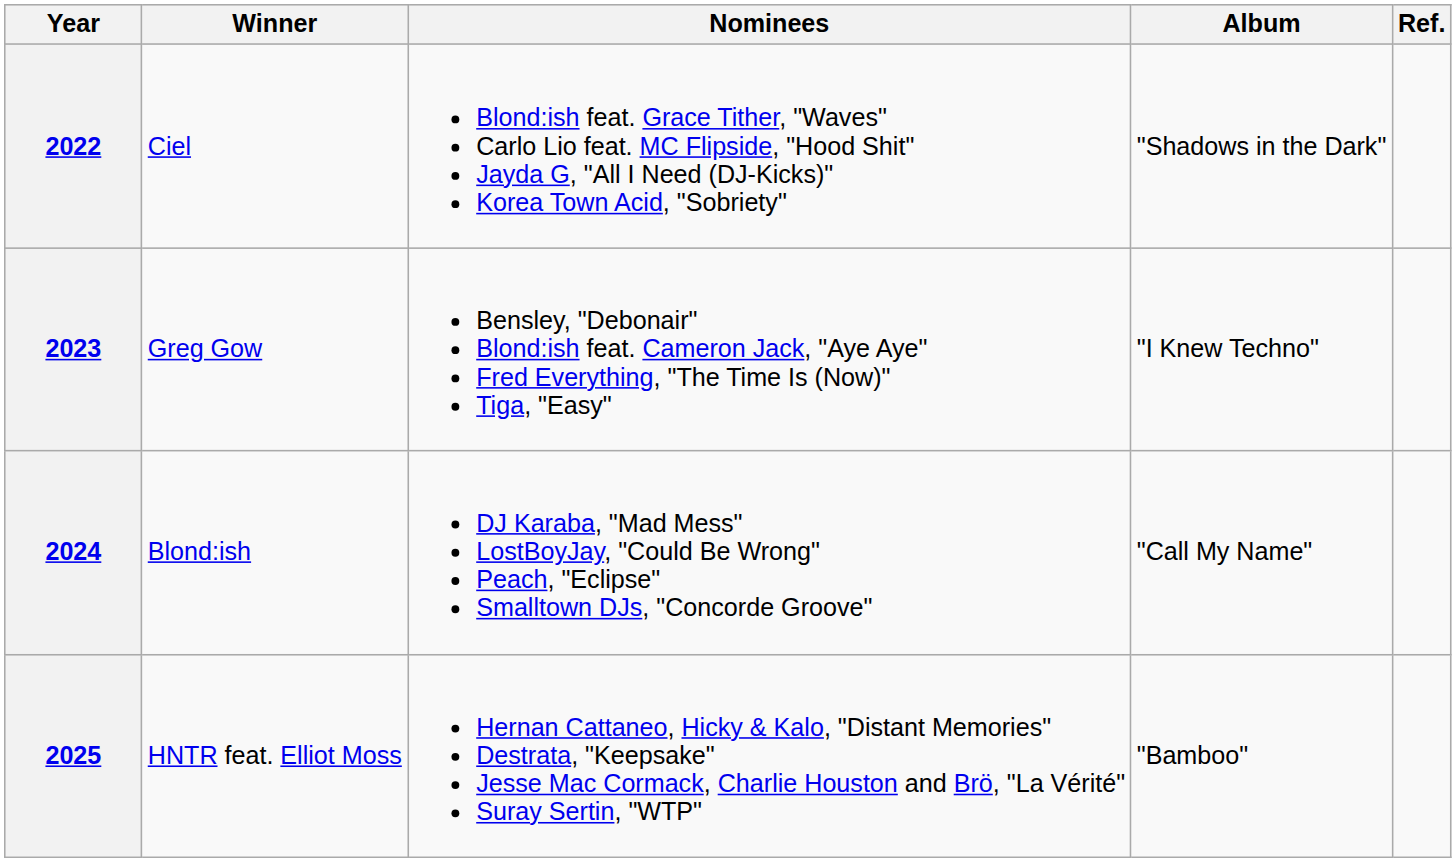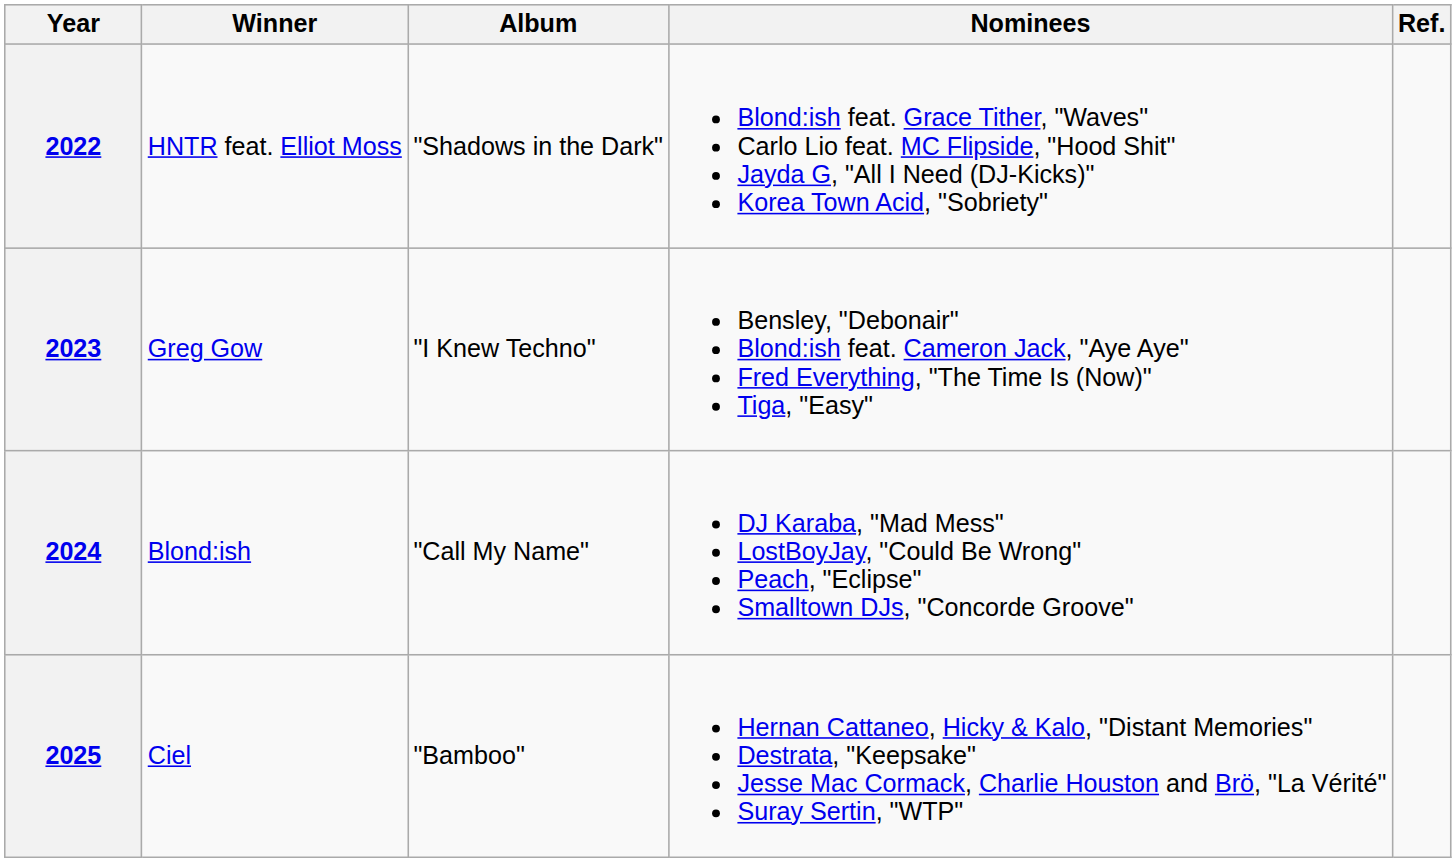columns swapped: (1262, 24) <-> (769, 24)
(169, 145) Ciel -> (275, 145) HNTR feat. Elliot Moss
(275, 755) HNTR feat. Elliot Moss -> (169, 755) Ciel
